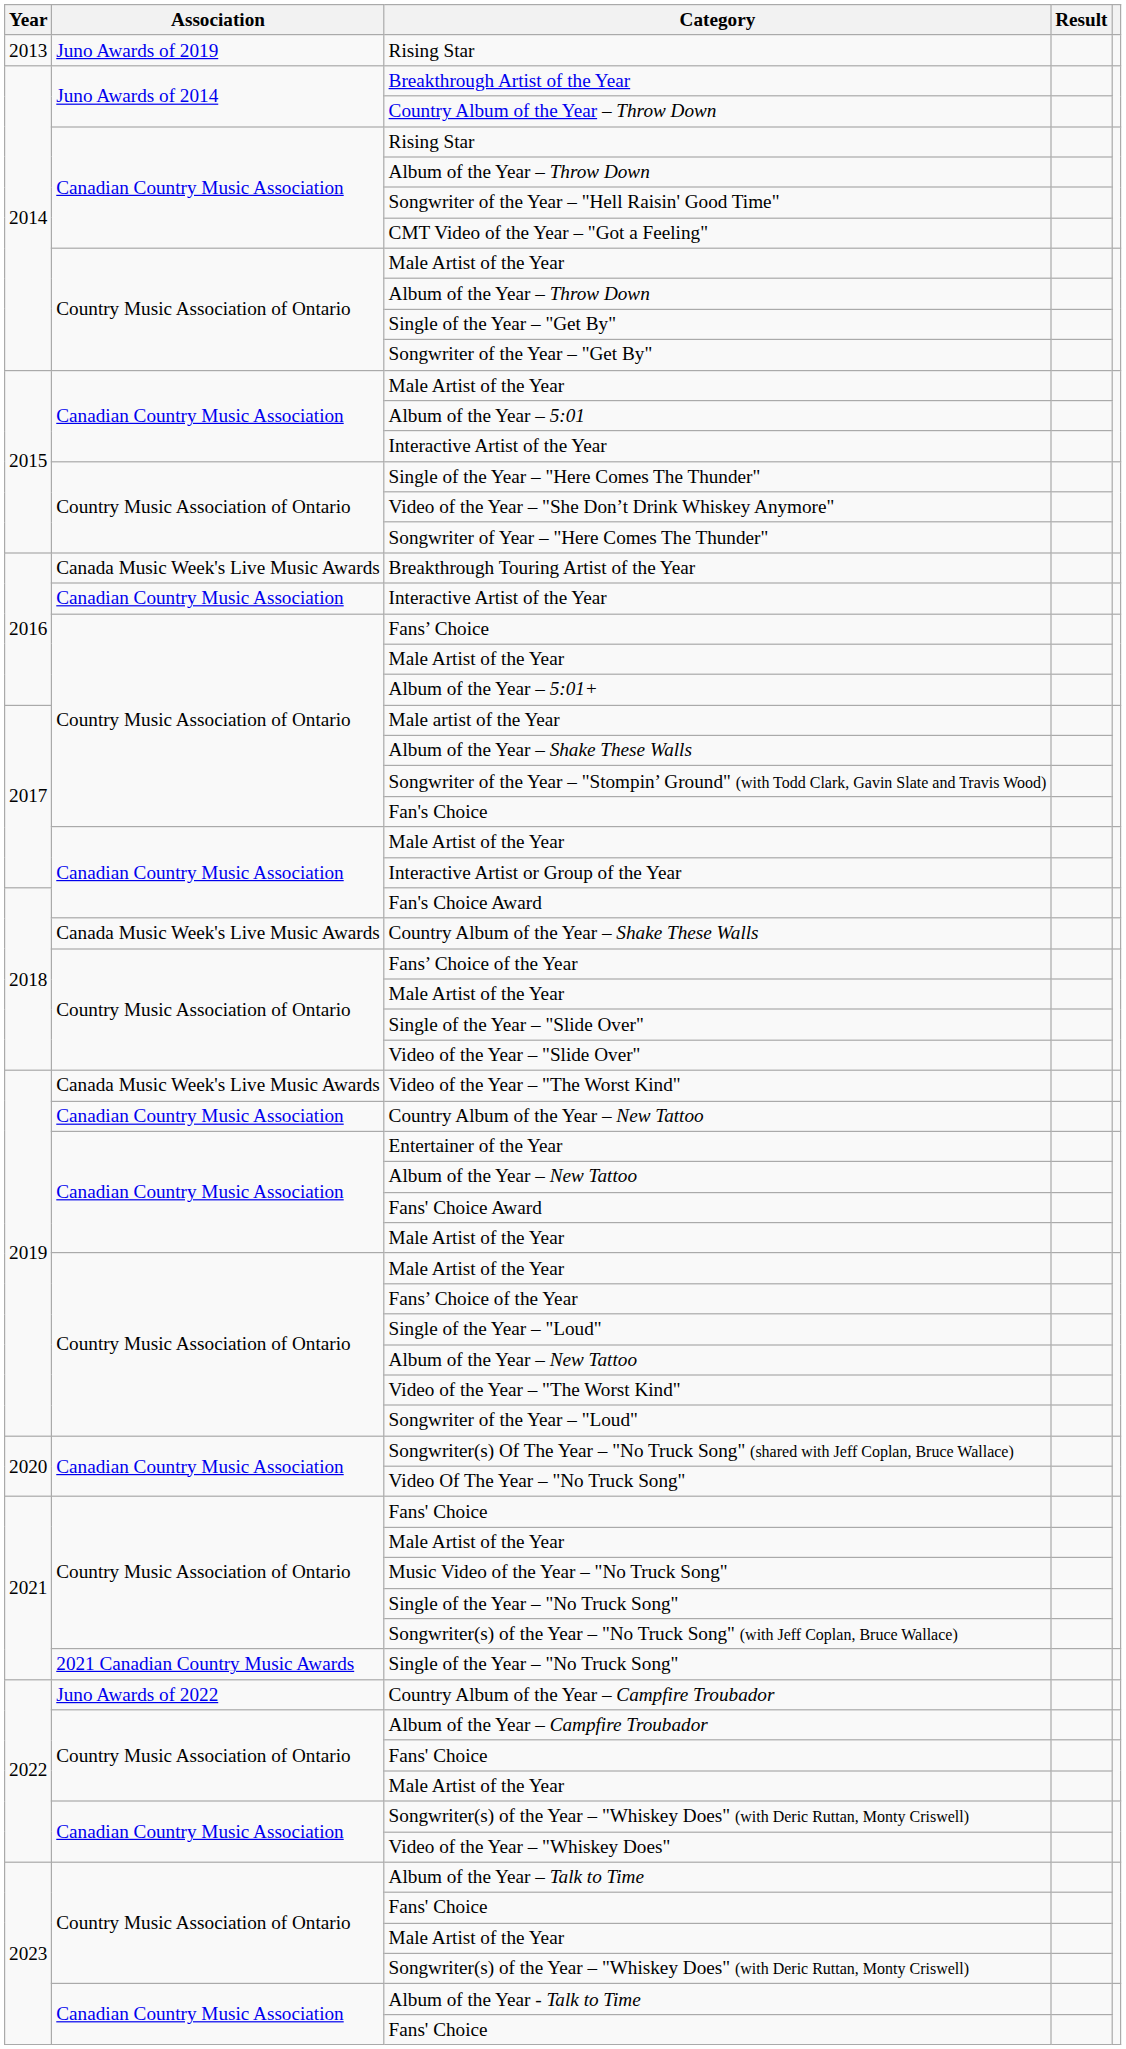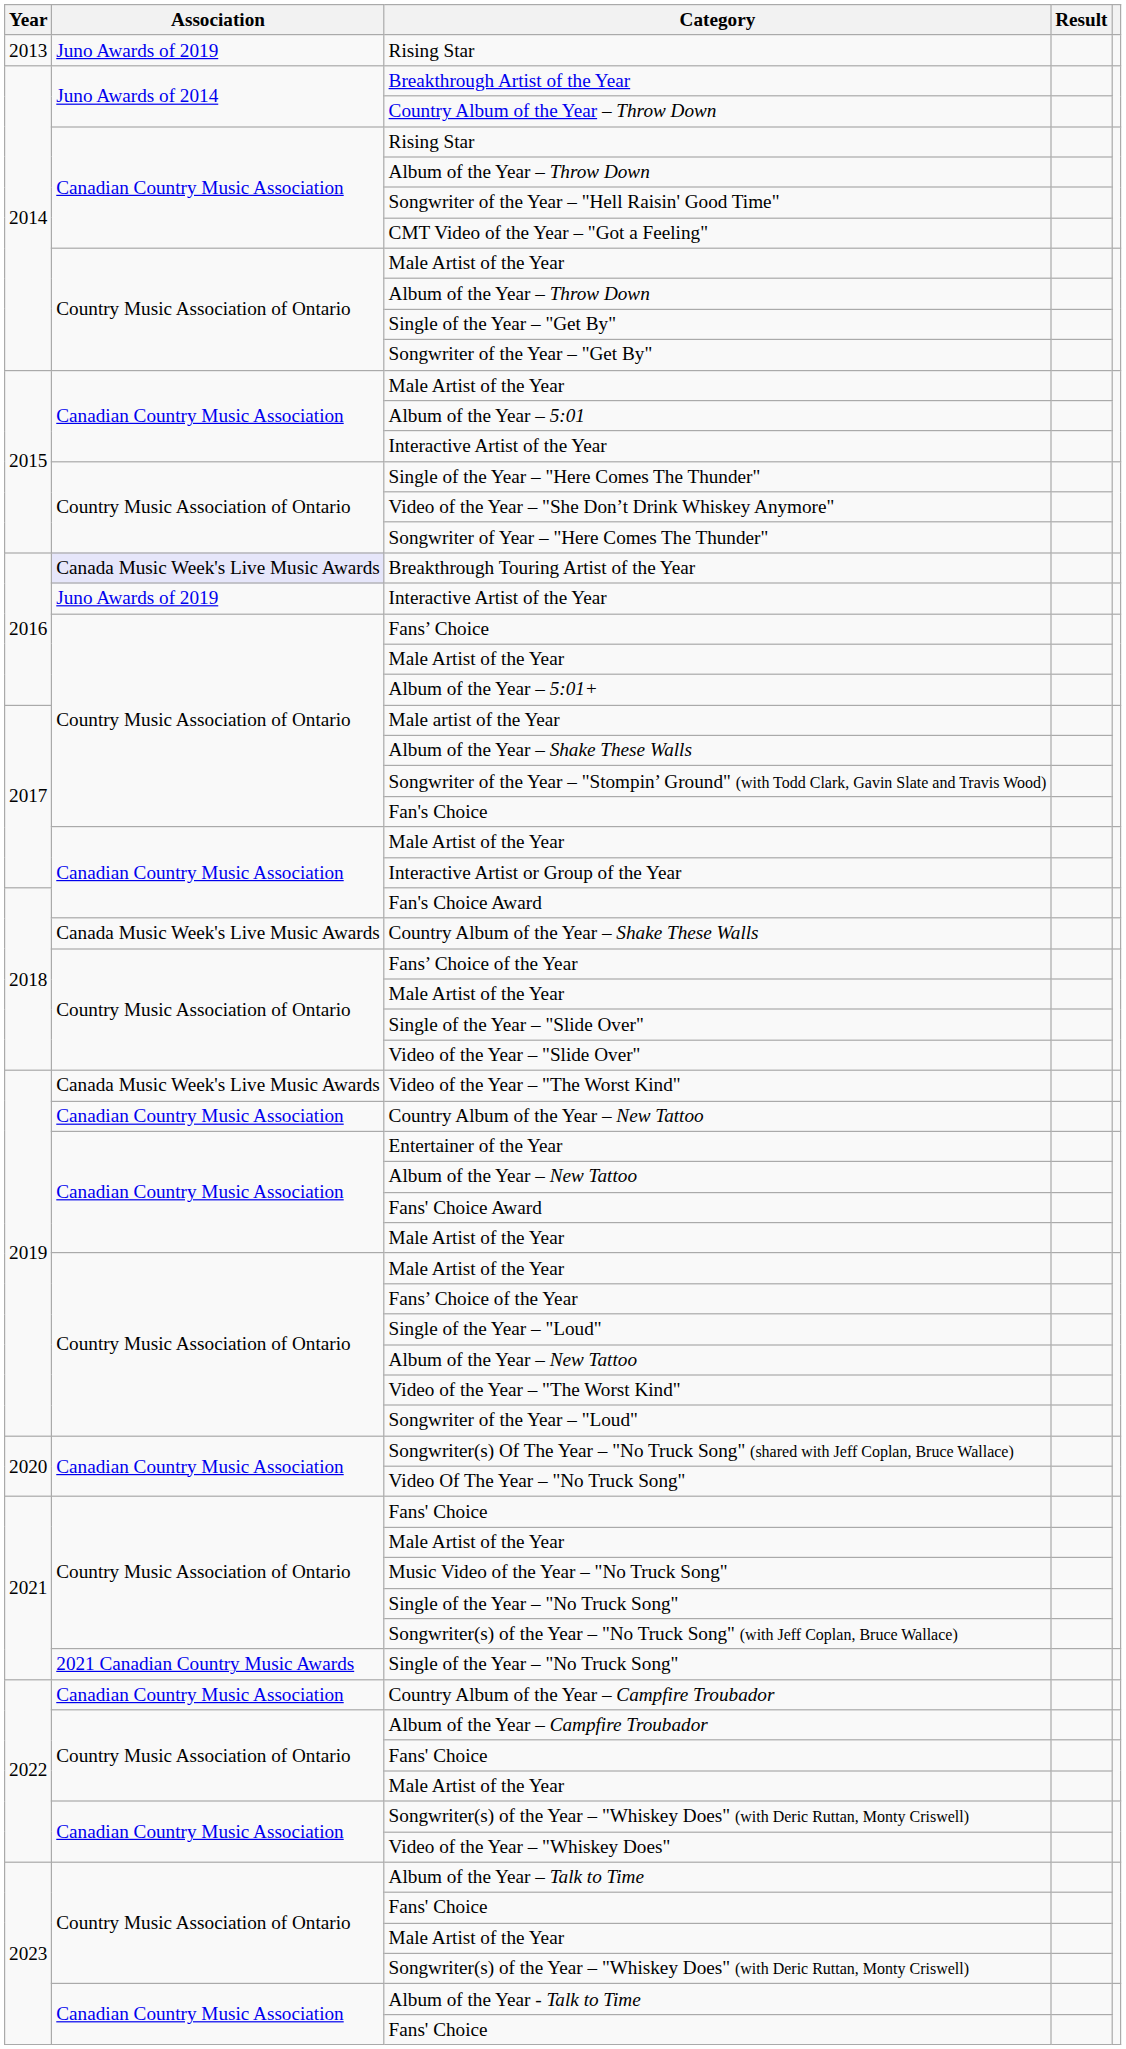(218, 567) no background -> (218, 567) lavender background
(200, 598) Canadian Country Music Association -> (137, 598) Juno Awards of 2019
(137, 1694) Juno Awards of 2022 -> (200, 1694) Canadian Country Music Association
